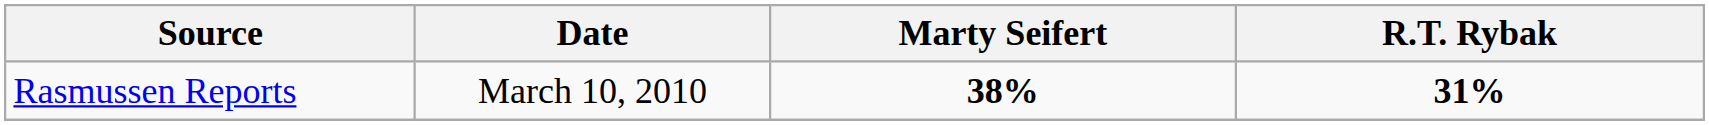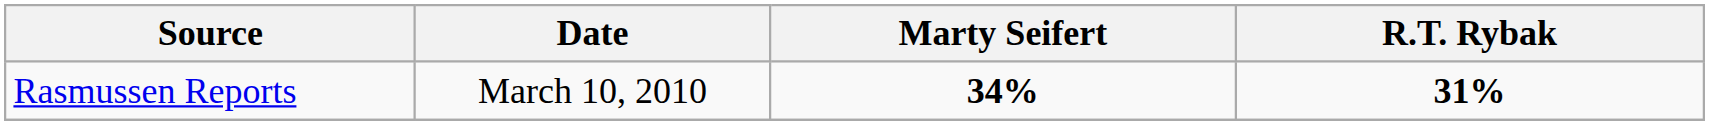(1003, 90) 38% -> (1003, 90) 34%
